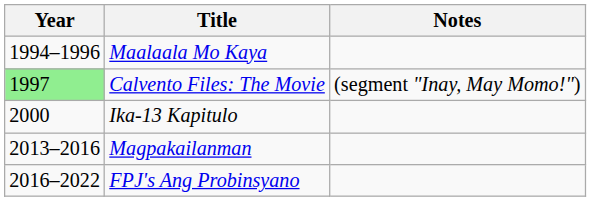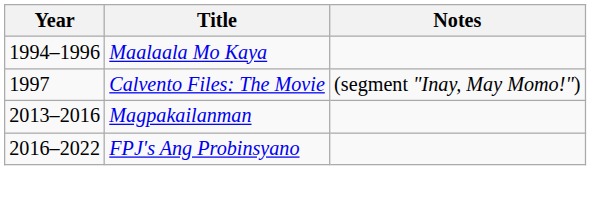(29, 84) lightgreen background -> (29, 84) no background
- row: (173, 116)
